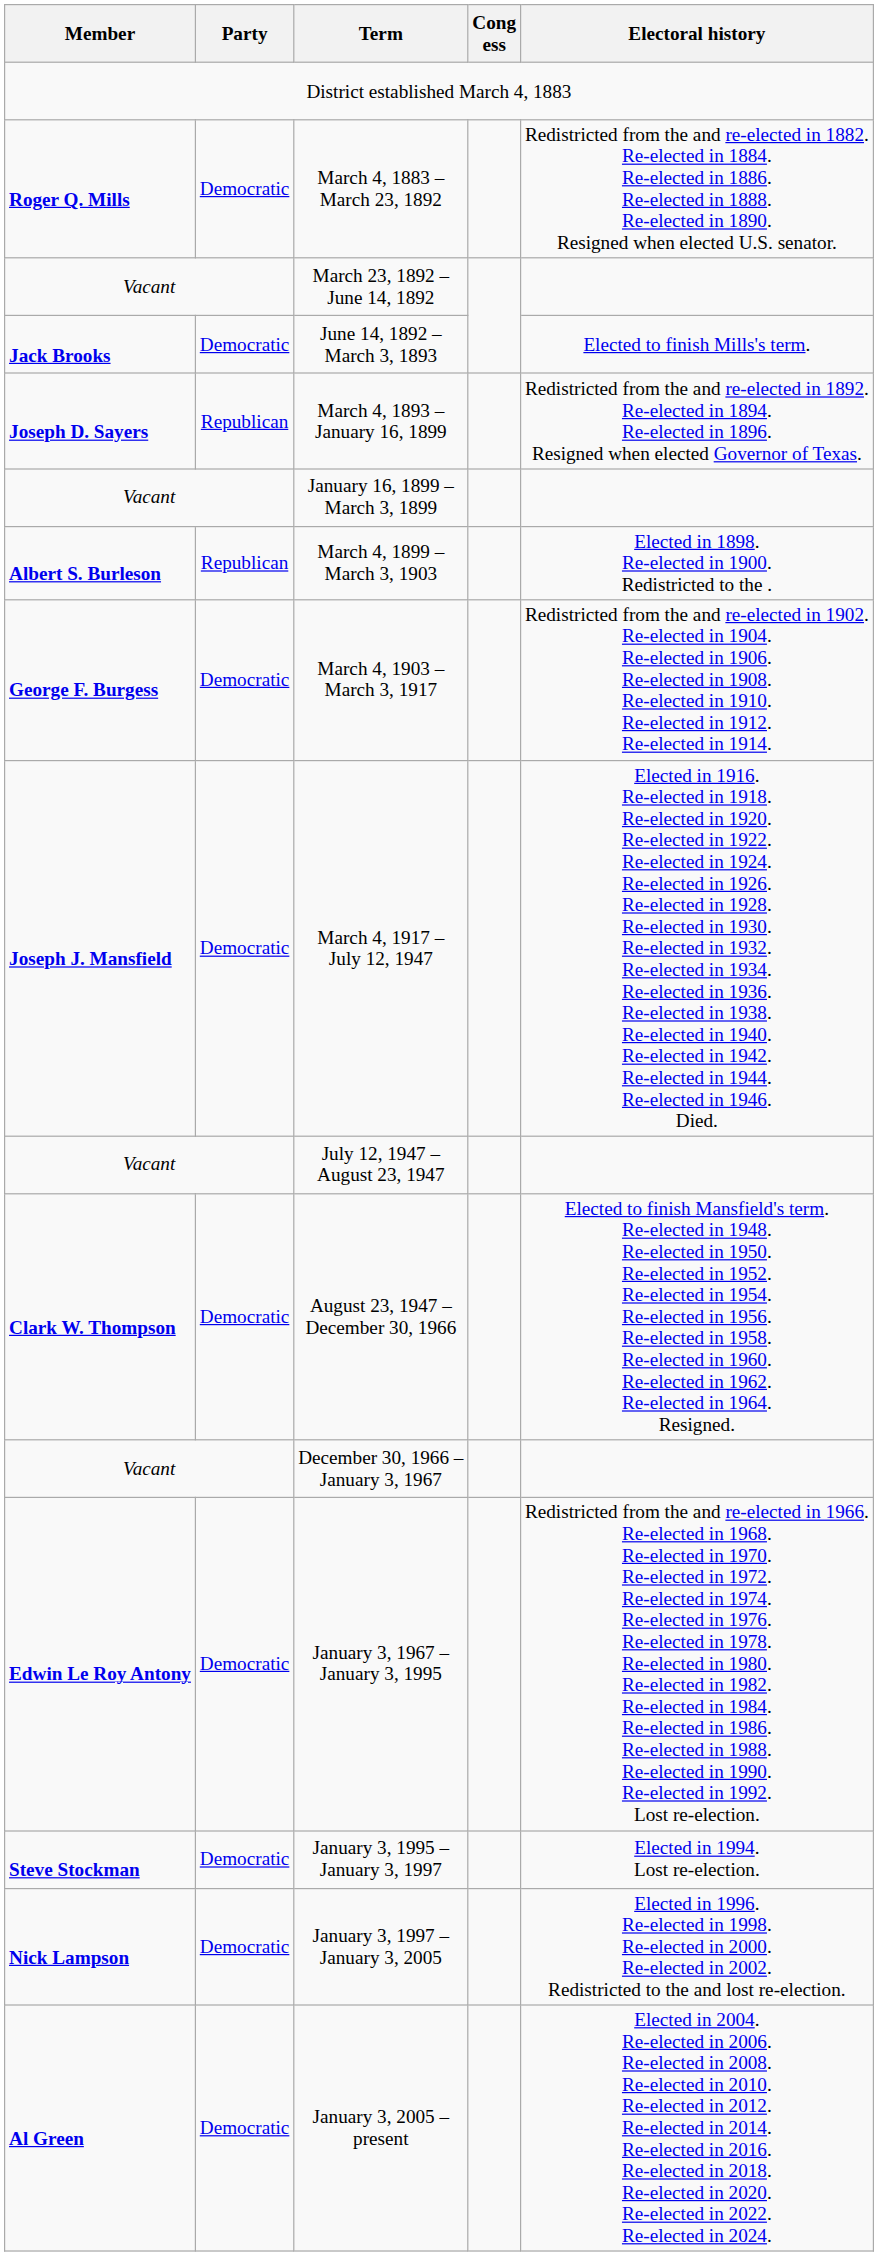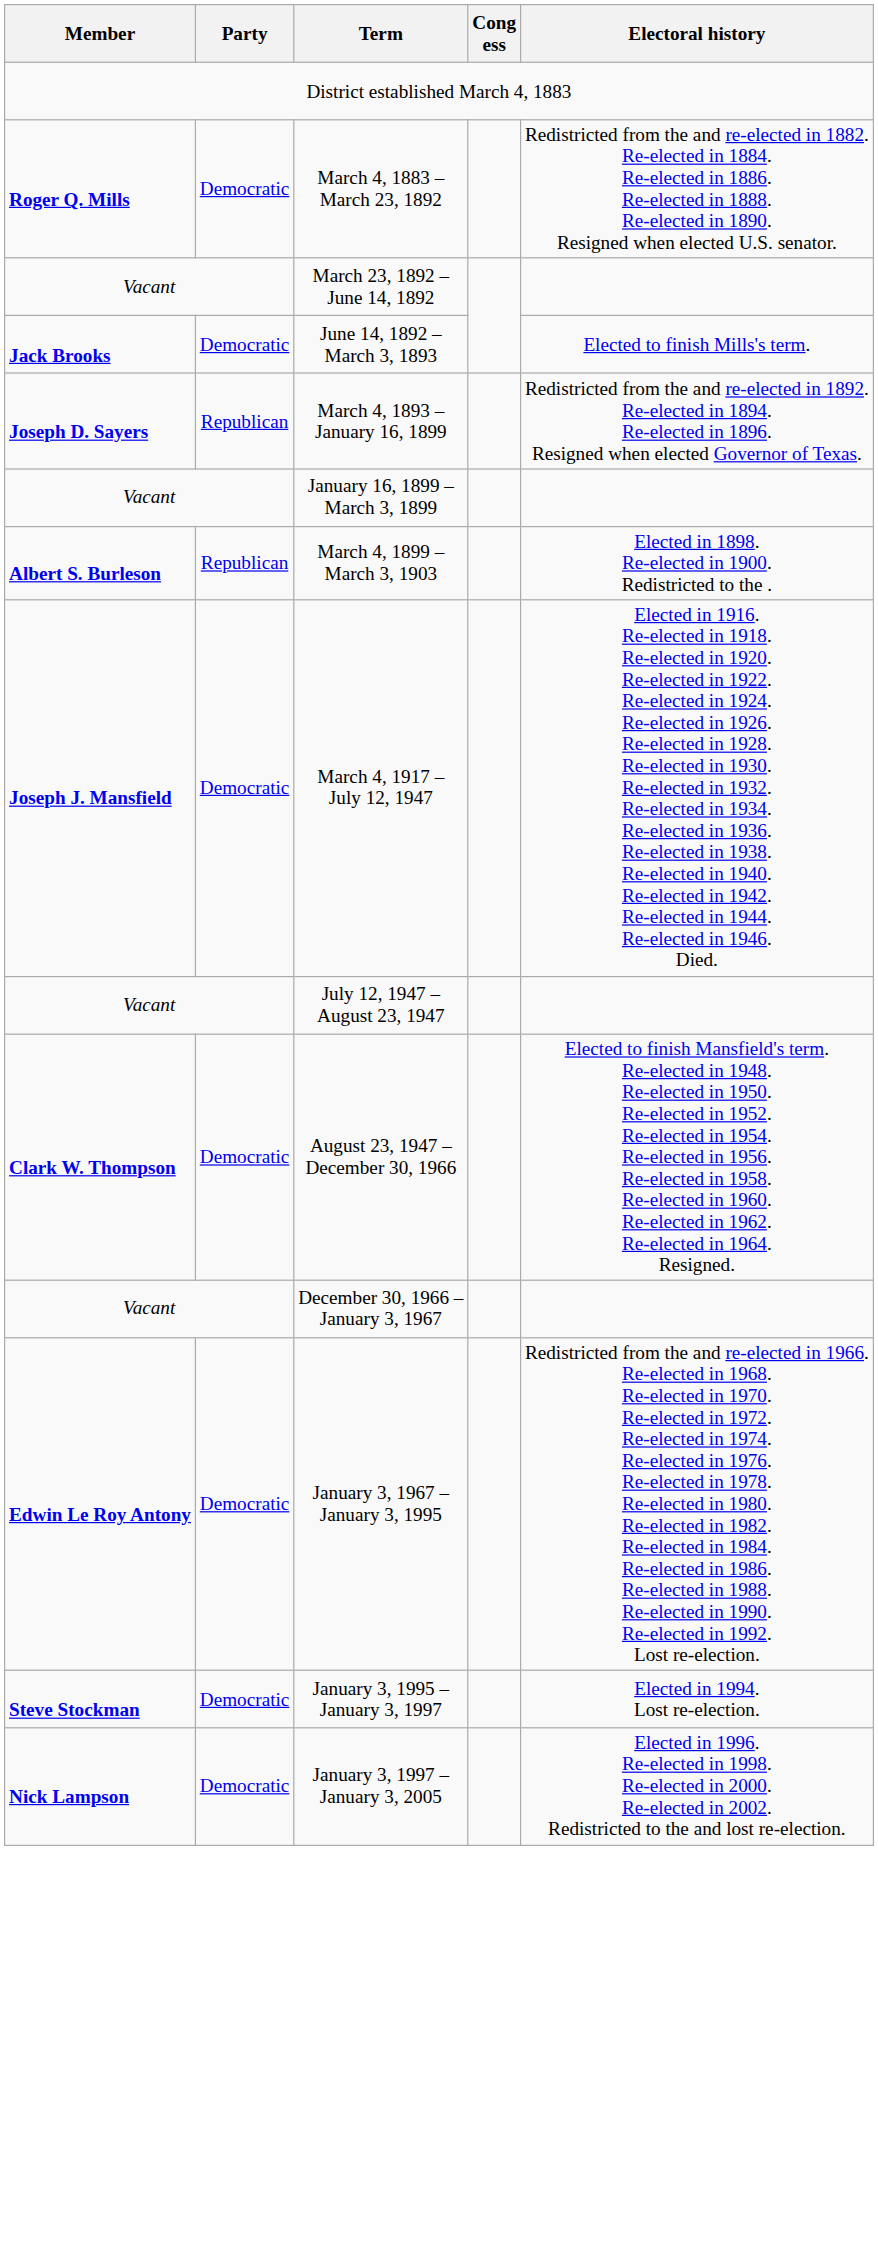- row: (381, 679)
- row: (381, 2128)
